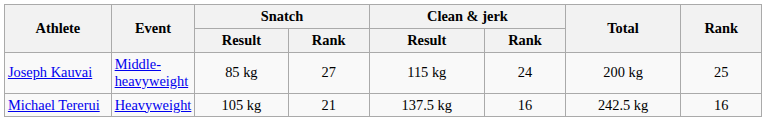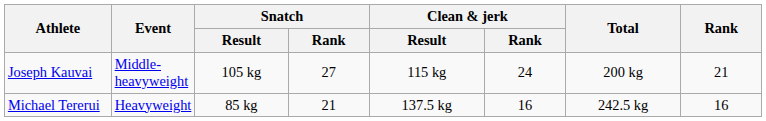(241, 72) 85 kg -> (241, 72) 105 kg
(721, 72) 25 -> (721, 72) 21
(241, 105) 105 kg -> (241, 105) 85 kg
